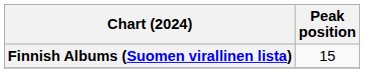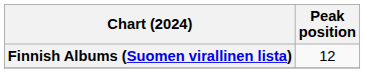(327, 56) 15 -> (327, 56) 12
